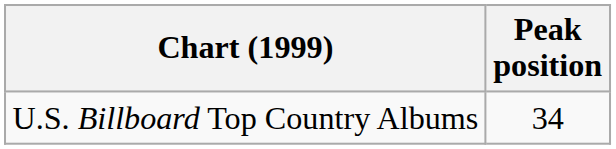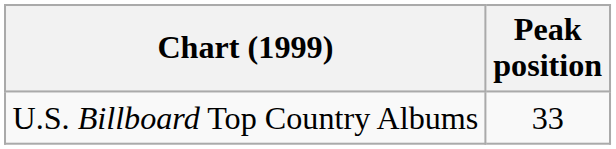(548, 117) 34 -> (548, 117) 33
